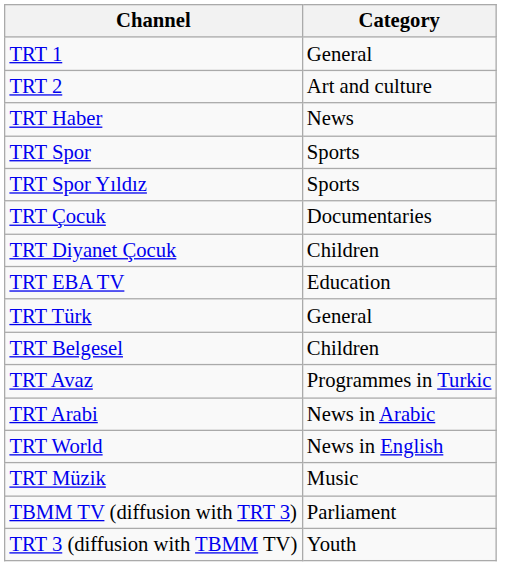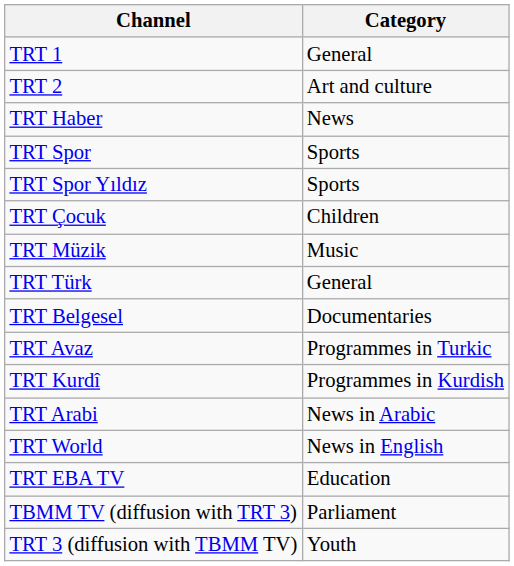(369, 217) Documentaries -> (343, 217) Children
- row: (93, 250)
rows swapped: (58, 479) <-> (67, 282)
(343, 348) Children -> (369, 315) Documentaries
+ row: (55, 380)
